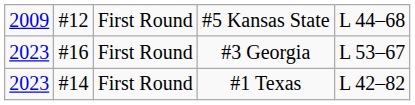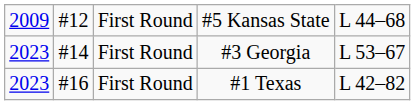(73, 52) #16 -> (73, 52) #14
(73, 83) #14 -> (73, 83) #16
